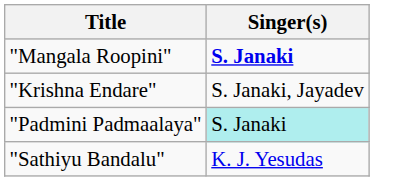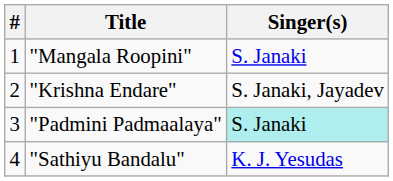+ column: (15, 21)
(252, 56) bold -> (269, 56) normal
